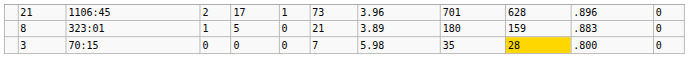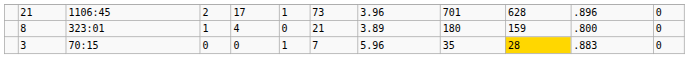(236, 29) 5 -> (236, 29) 4
(585, 29) .883 -> (585, 29) .800
(284, 45) 0 -> (284, 45) 1
(372, 45) 5.98 -> (372, 45) 5.96
(585, 45) .800 -> (585, 45) .883
